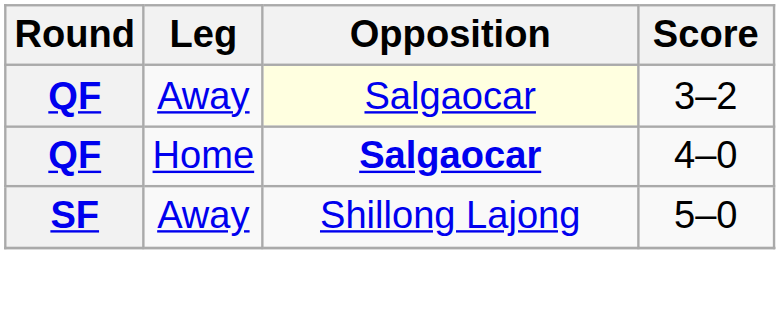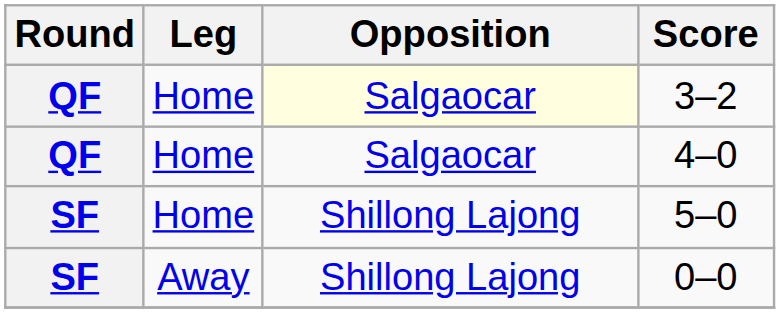(203, 95) Away -> (203, 95) Home
(450, 155) bold -> (450, 155) normal
(203, 215) Away -> (203, 215) Home
+ row: (706, 276)
